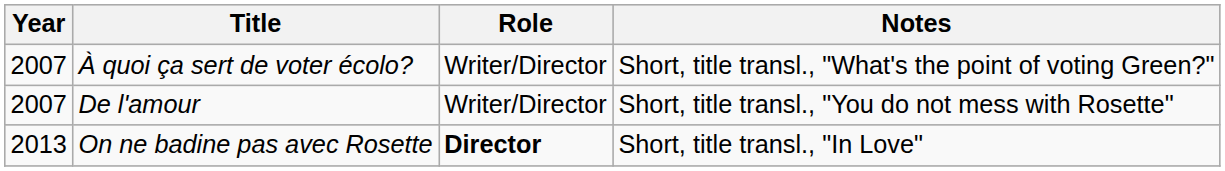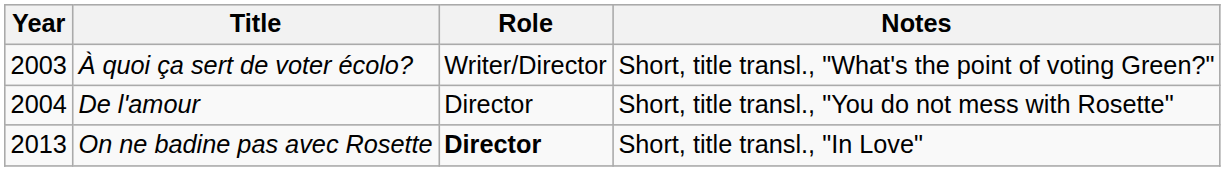(39, 64) 2007 -> (39, 64) 2003
(39, 104) 2007 -> (39, 104) 2004
(526, 104) Writer/Director -> (489, 104) Director
